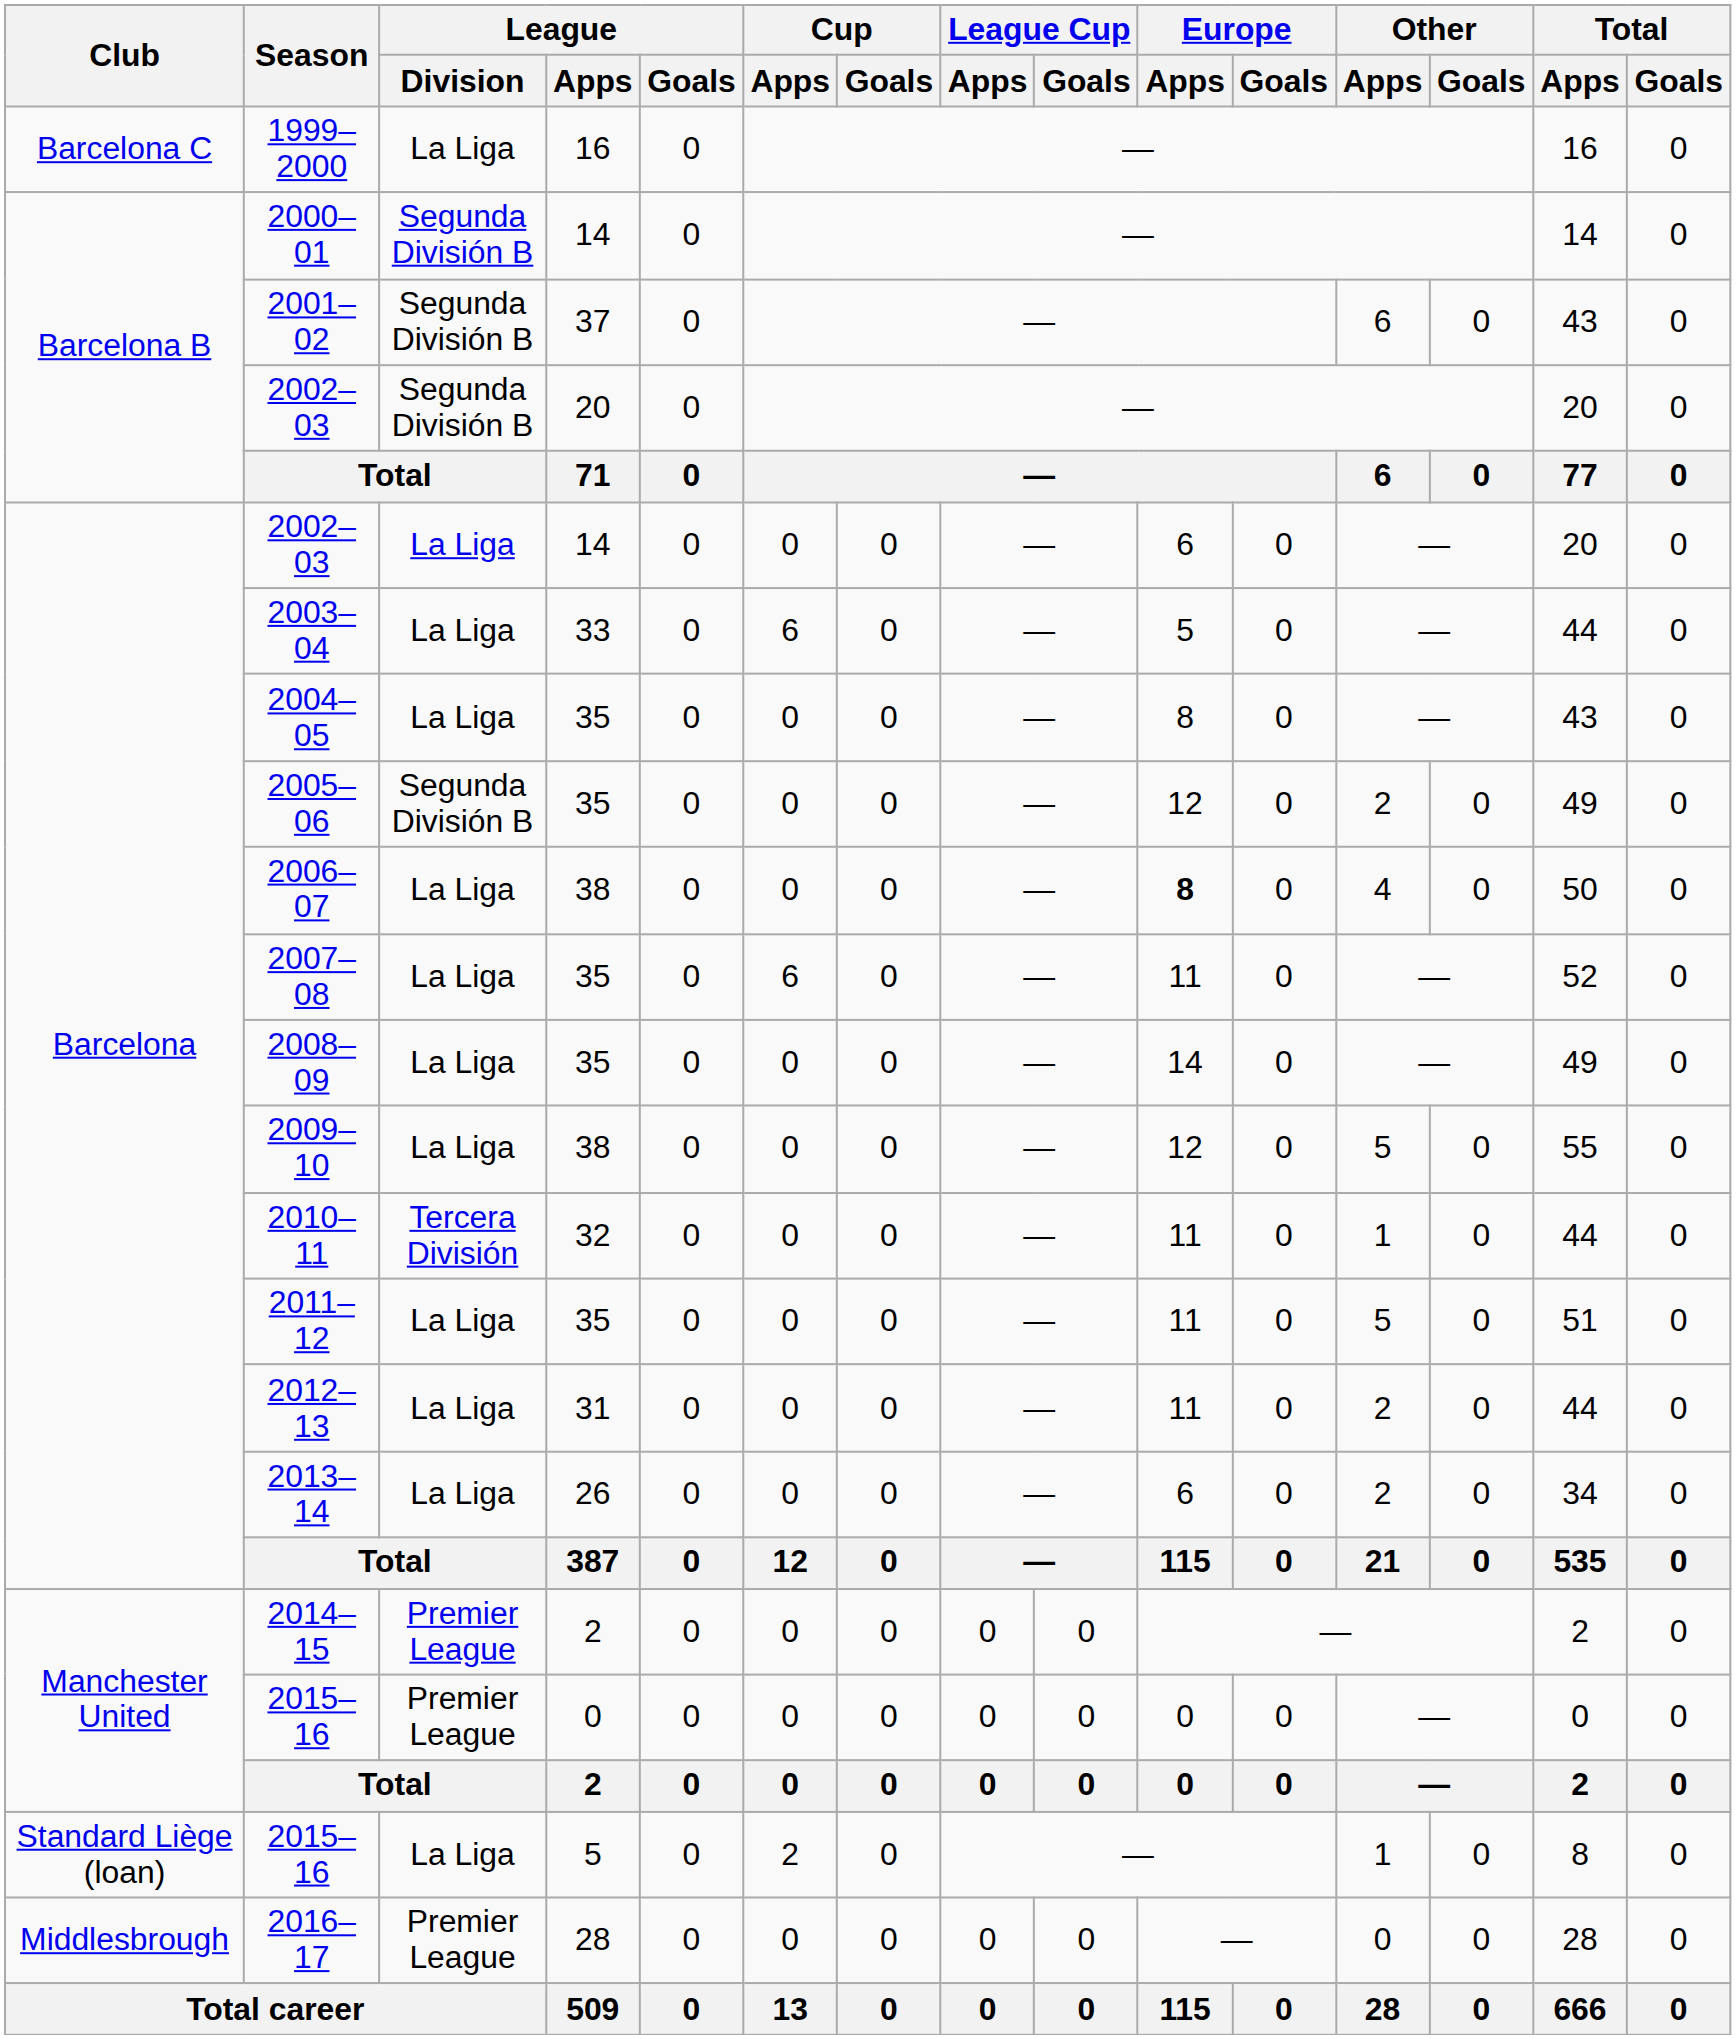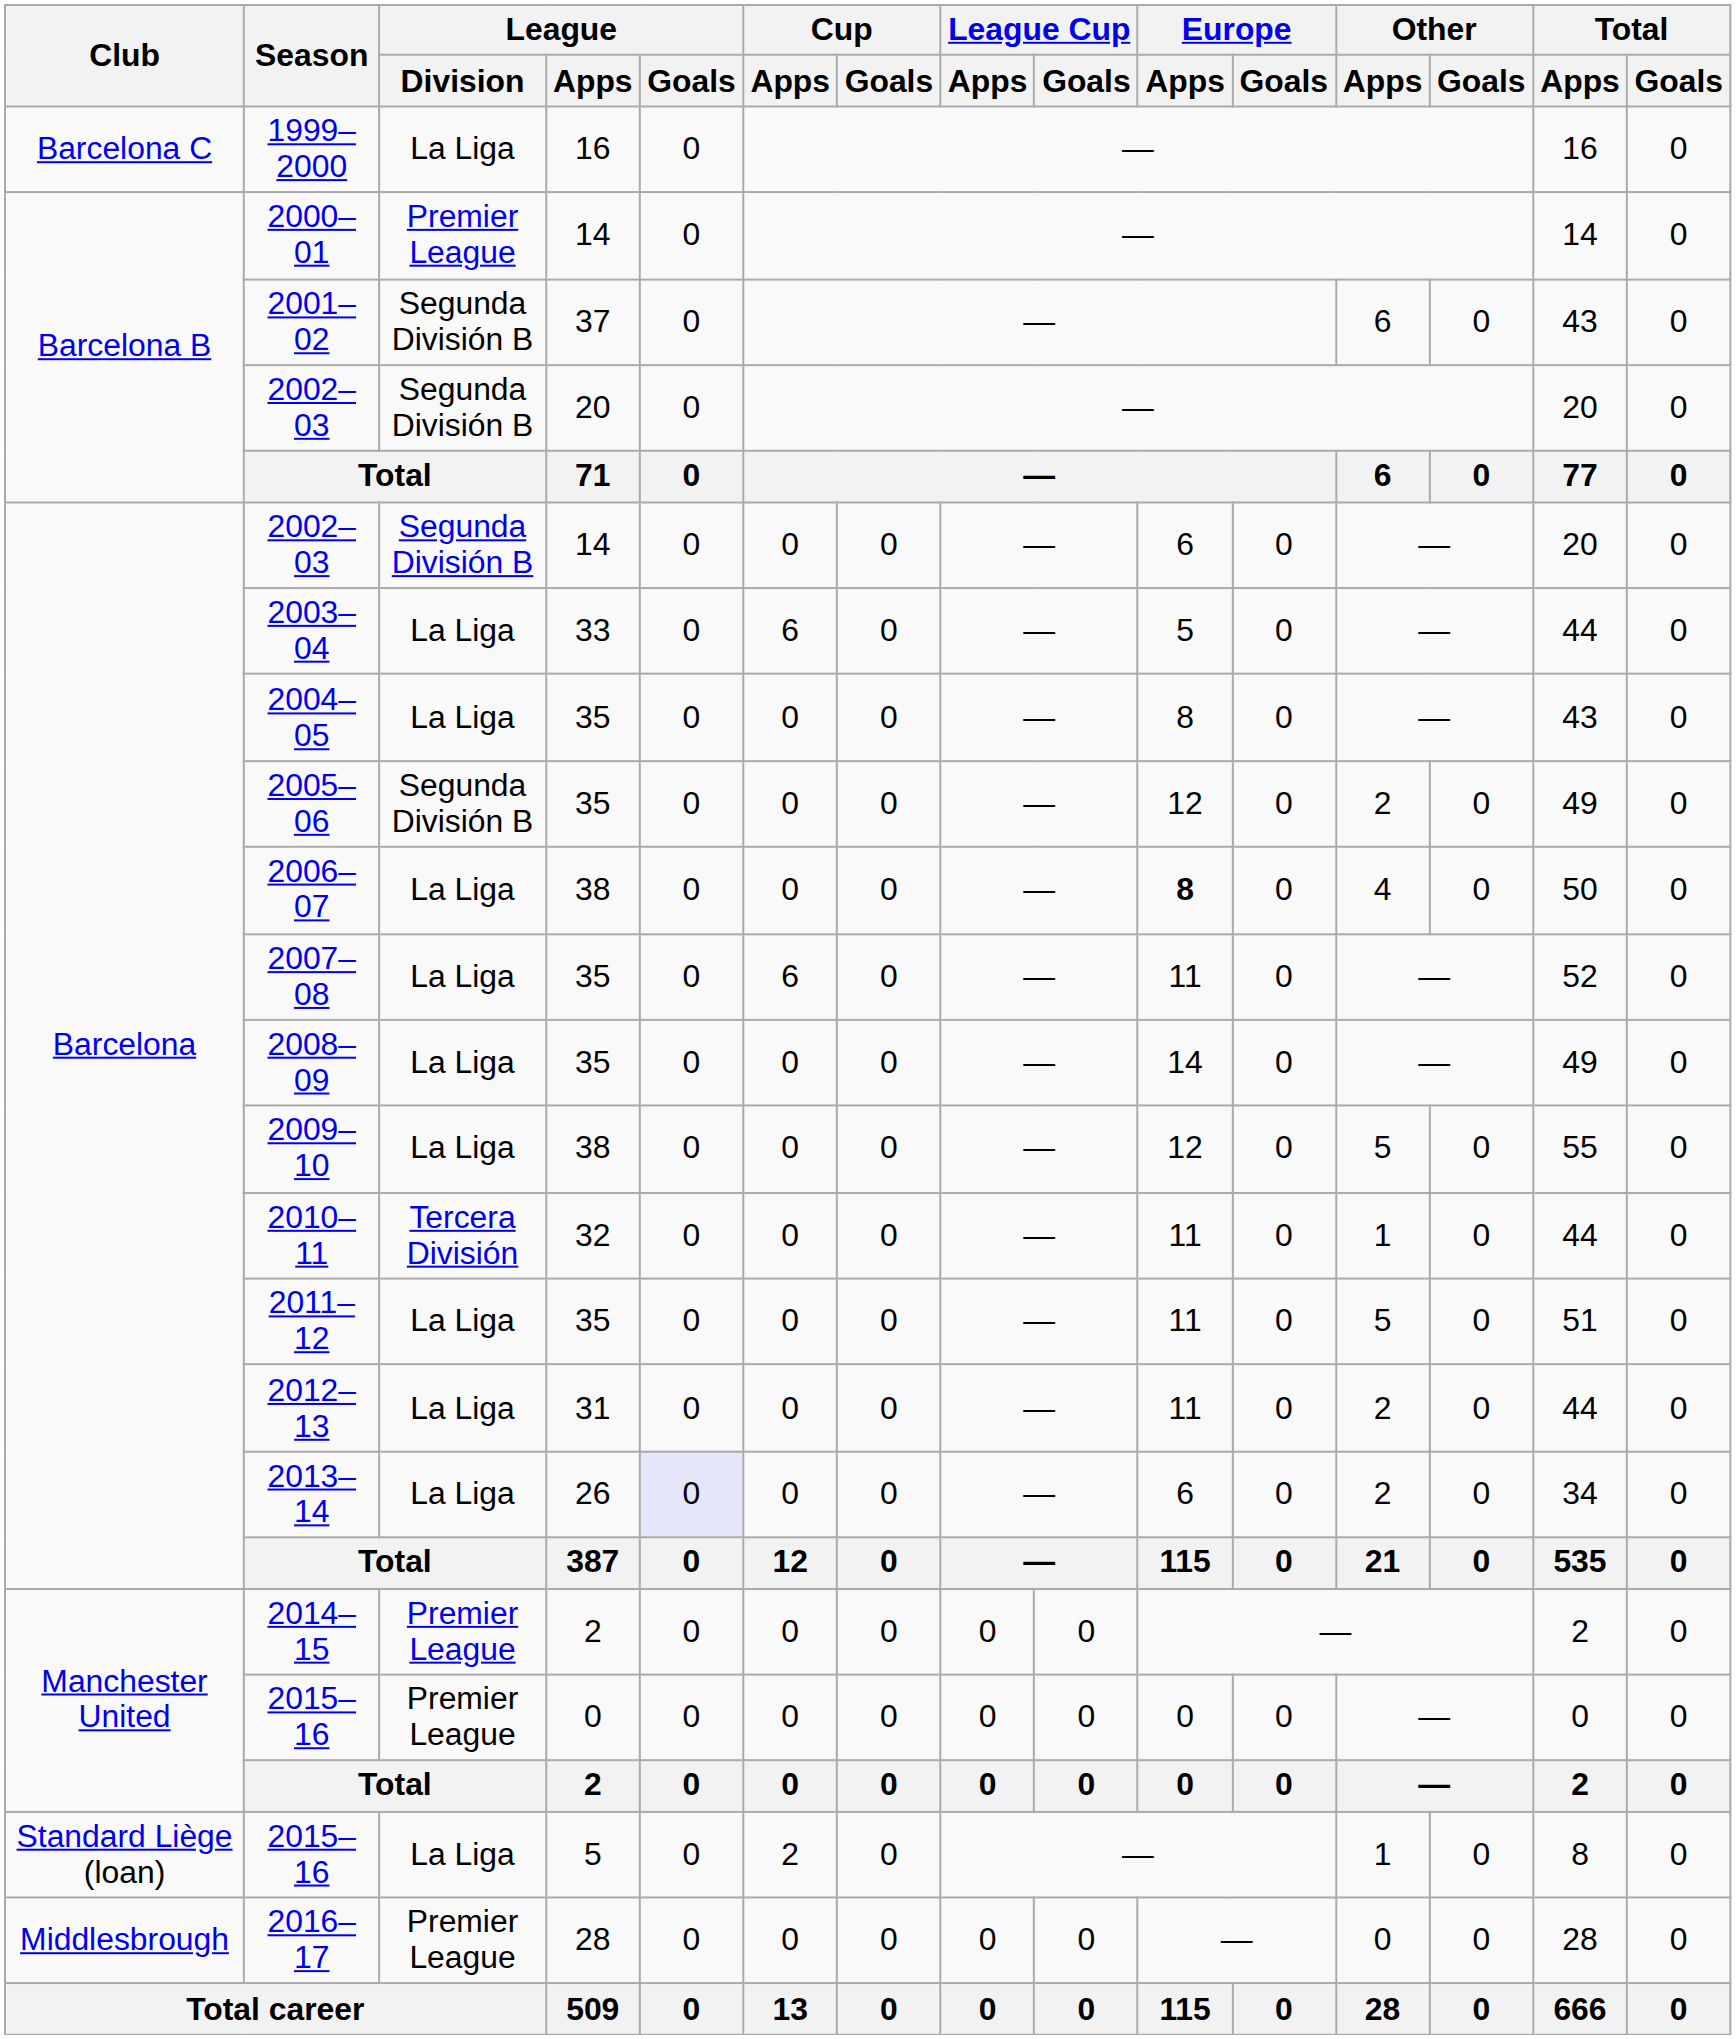(463, 234) Segunda División B -> (463, 234) Premier League
(463, 544) La Liga -> (463, 544) Segunda División B
(691, 1493) no background -> (691, 1493) lavender background
